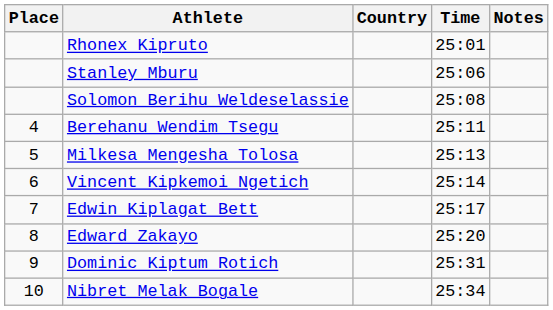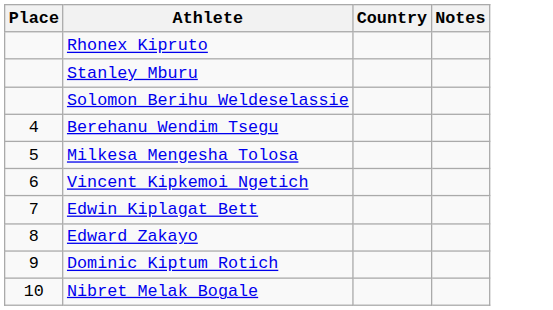- column: (460, 18)
